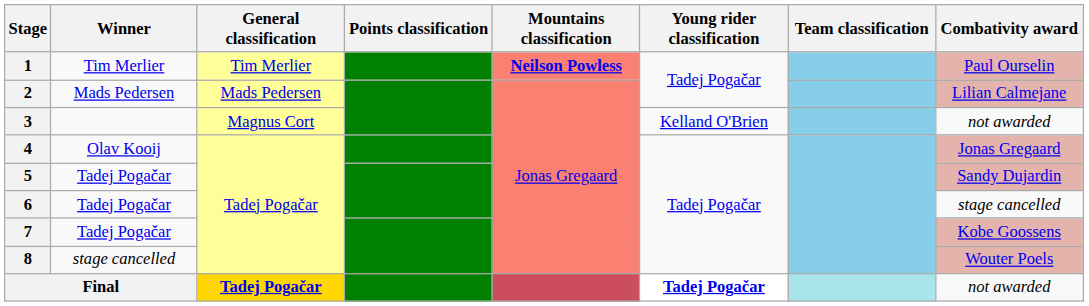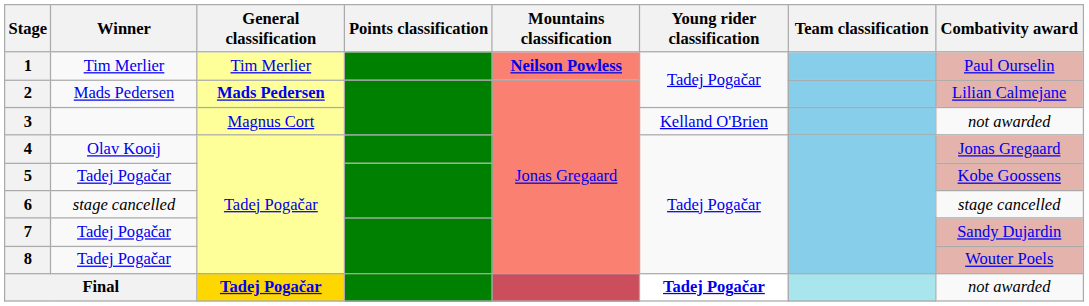(271, 93) normal -> (271, 93) bold
(1009, 176) Sandy Dujardin -> (1009, 176) Kobe Goossens
(124, 204) Tadej Pogačar -> (124, 204) stage cancelled
(1009, 232) Kobe Goossens -> (1009, 232) Sandy Dujardin
(124, 259) stage cancelled -> (124, 259) Tadej Pogačar
